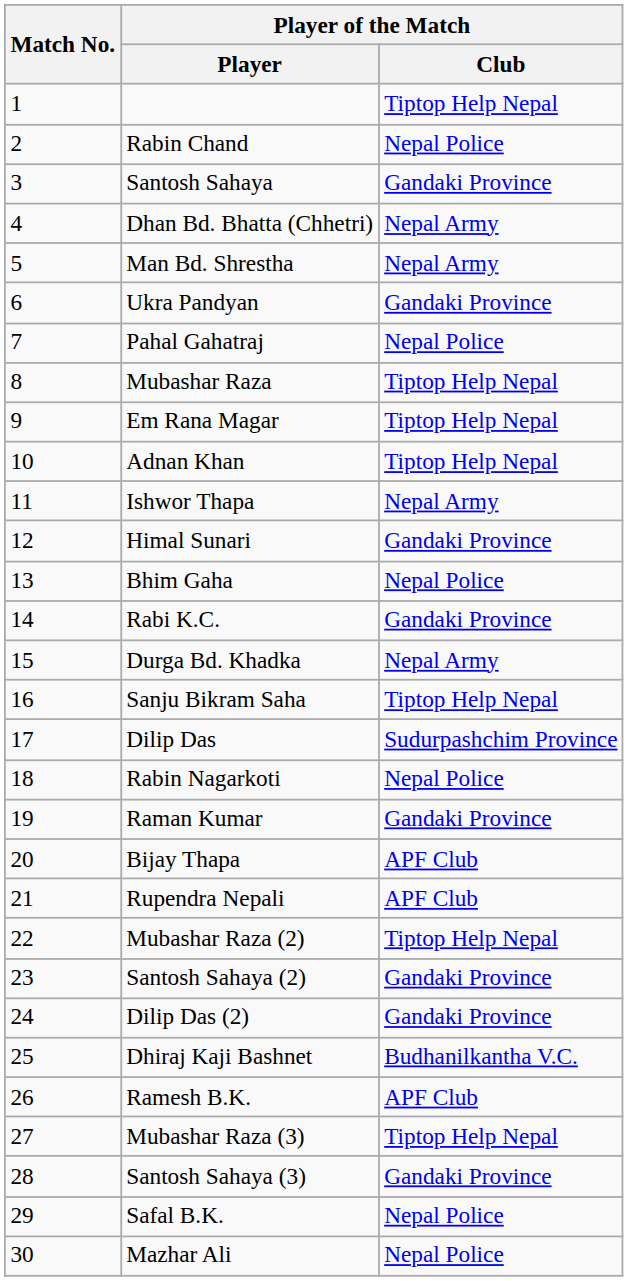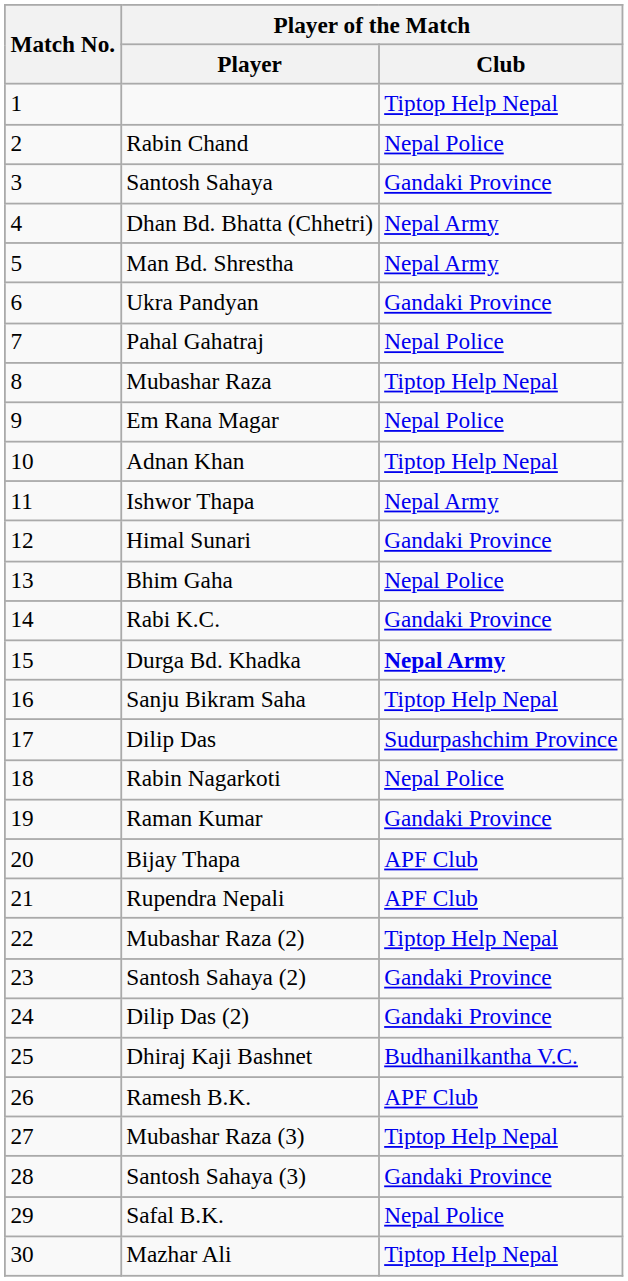(471, 421) Tiptop Help Nepal -> (444, 421) Nepal Police
(441, 659) normal -> (445, 659) bold
(444, 1255) Nepal Police -> (471, 1255) Tiptop Help Nepal
